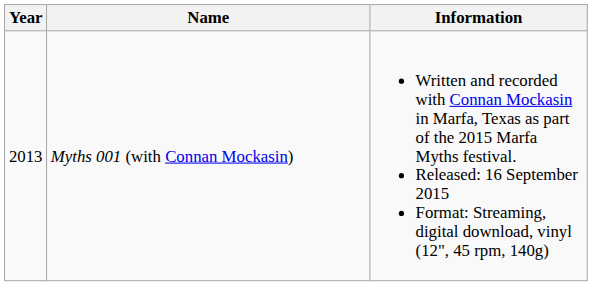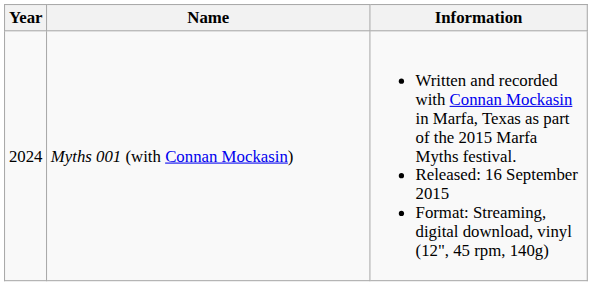(26, 155) 2013 -> (26, 155) 2024
